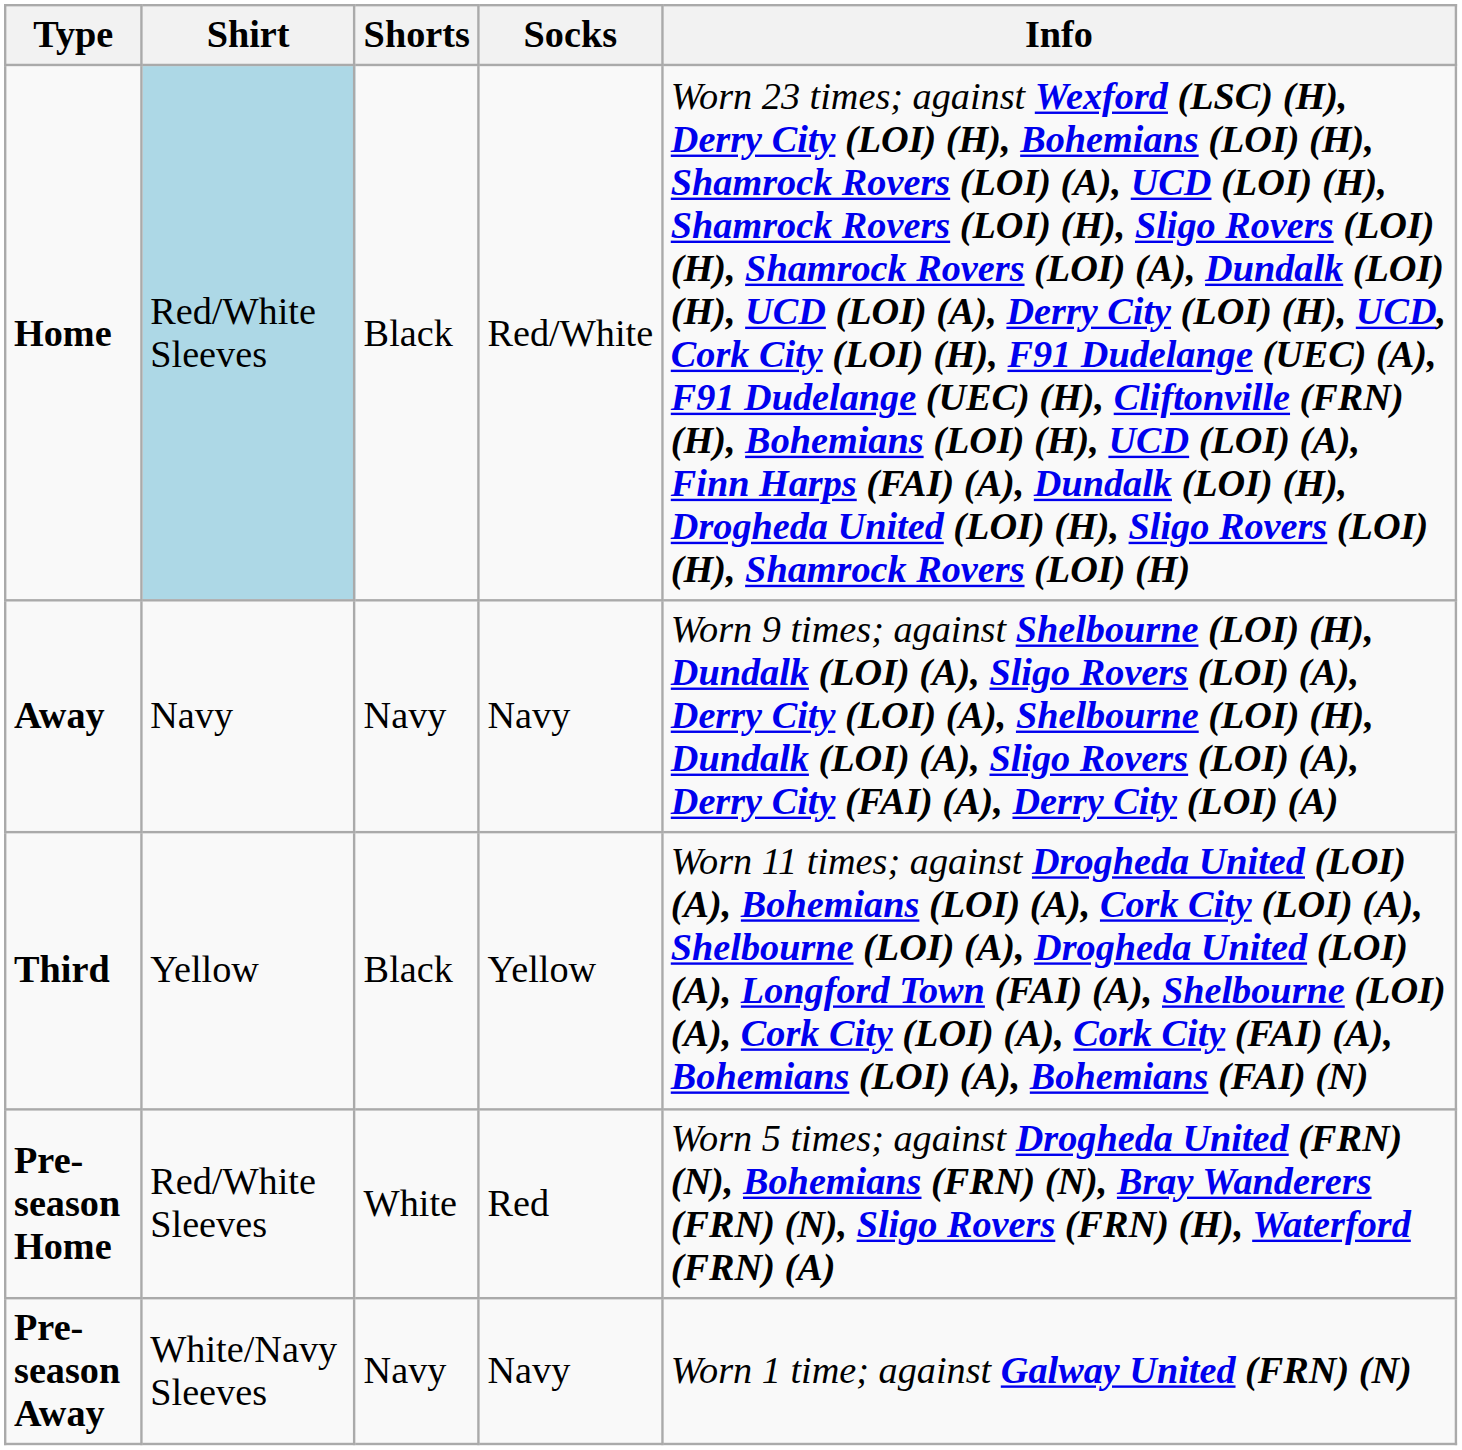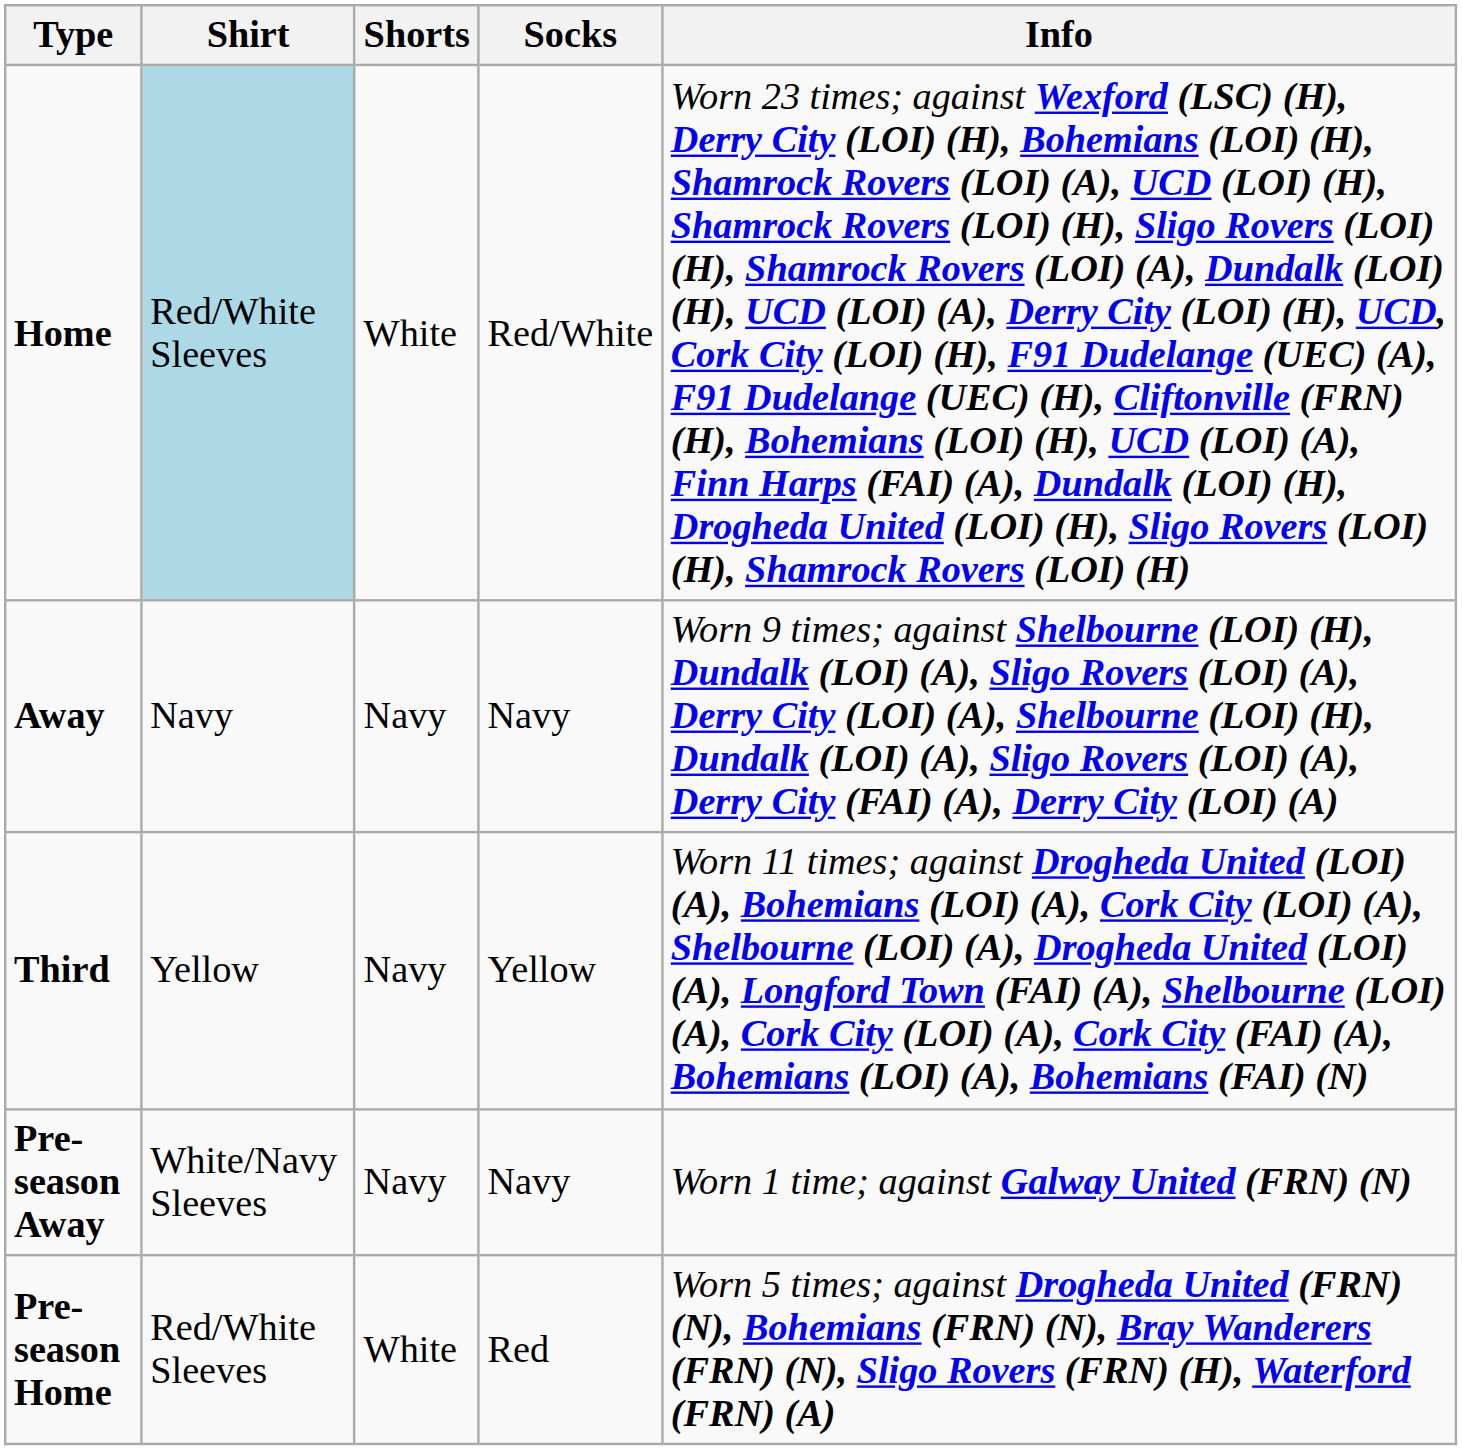(408, 332) Black -> (410, 332) White
(408, 969) Black -> (405, 969) Navy
rows swapped: (67, 1202) <-> (67, 1370)
